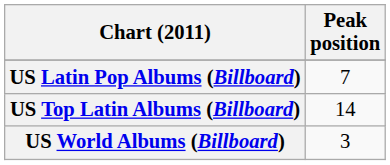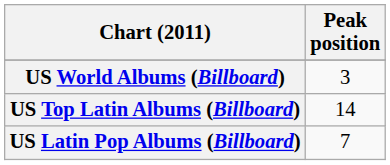rows swapped: (155, 76) <-> (155, 142)
